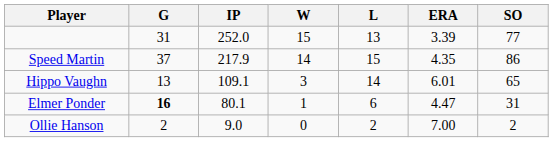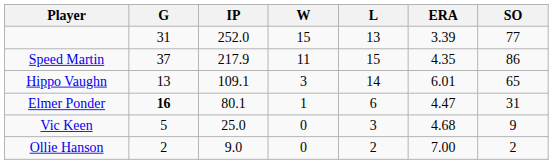(303, 59) 14 -> (303, 59) 11
+ row: (67, 125)
